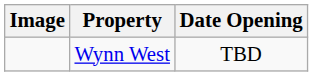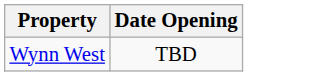- column: (37, 20)
